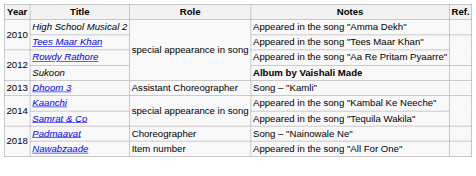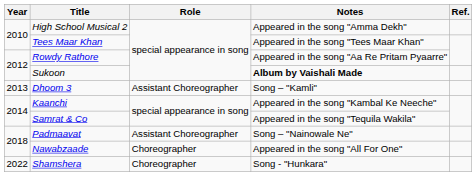(164, 133) Choreographer -> (185, 133) Assistant Choreographer
(159, 149) Item number -> (164, 149) Choreographer
+ row: (57, 164)
